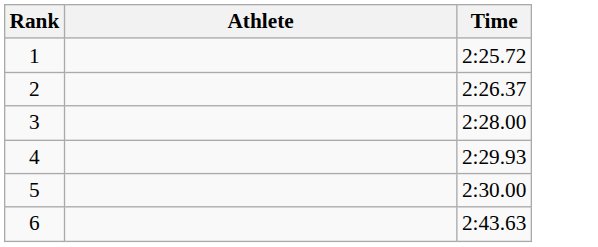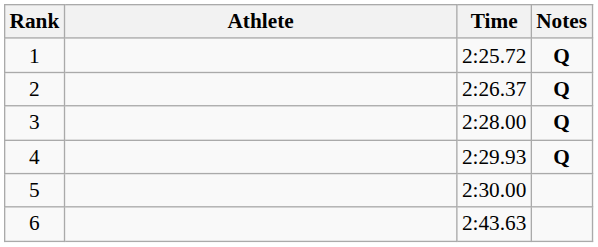+ column: (562, 21)
